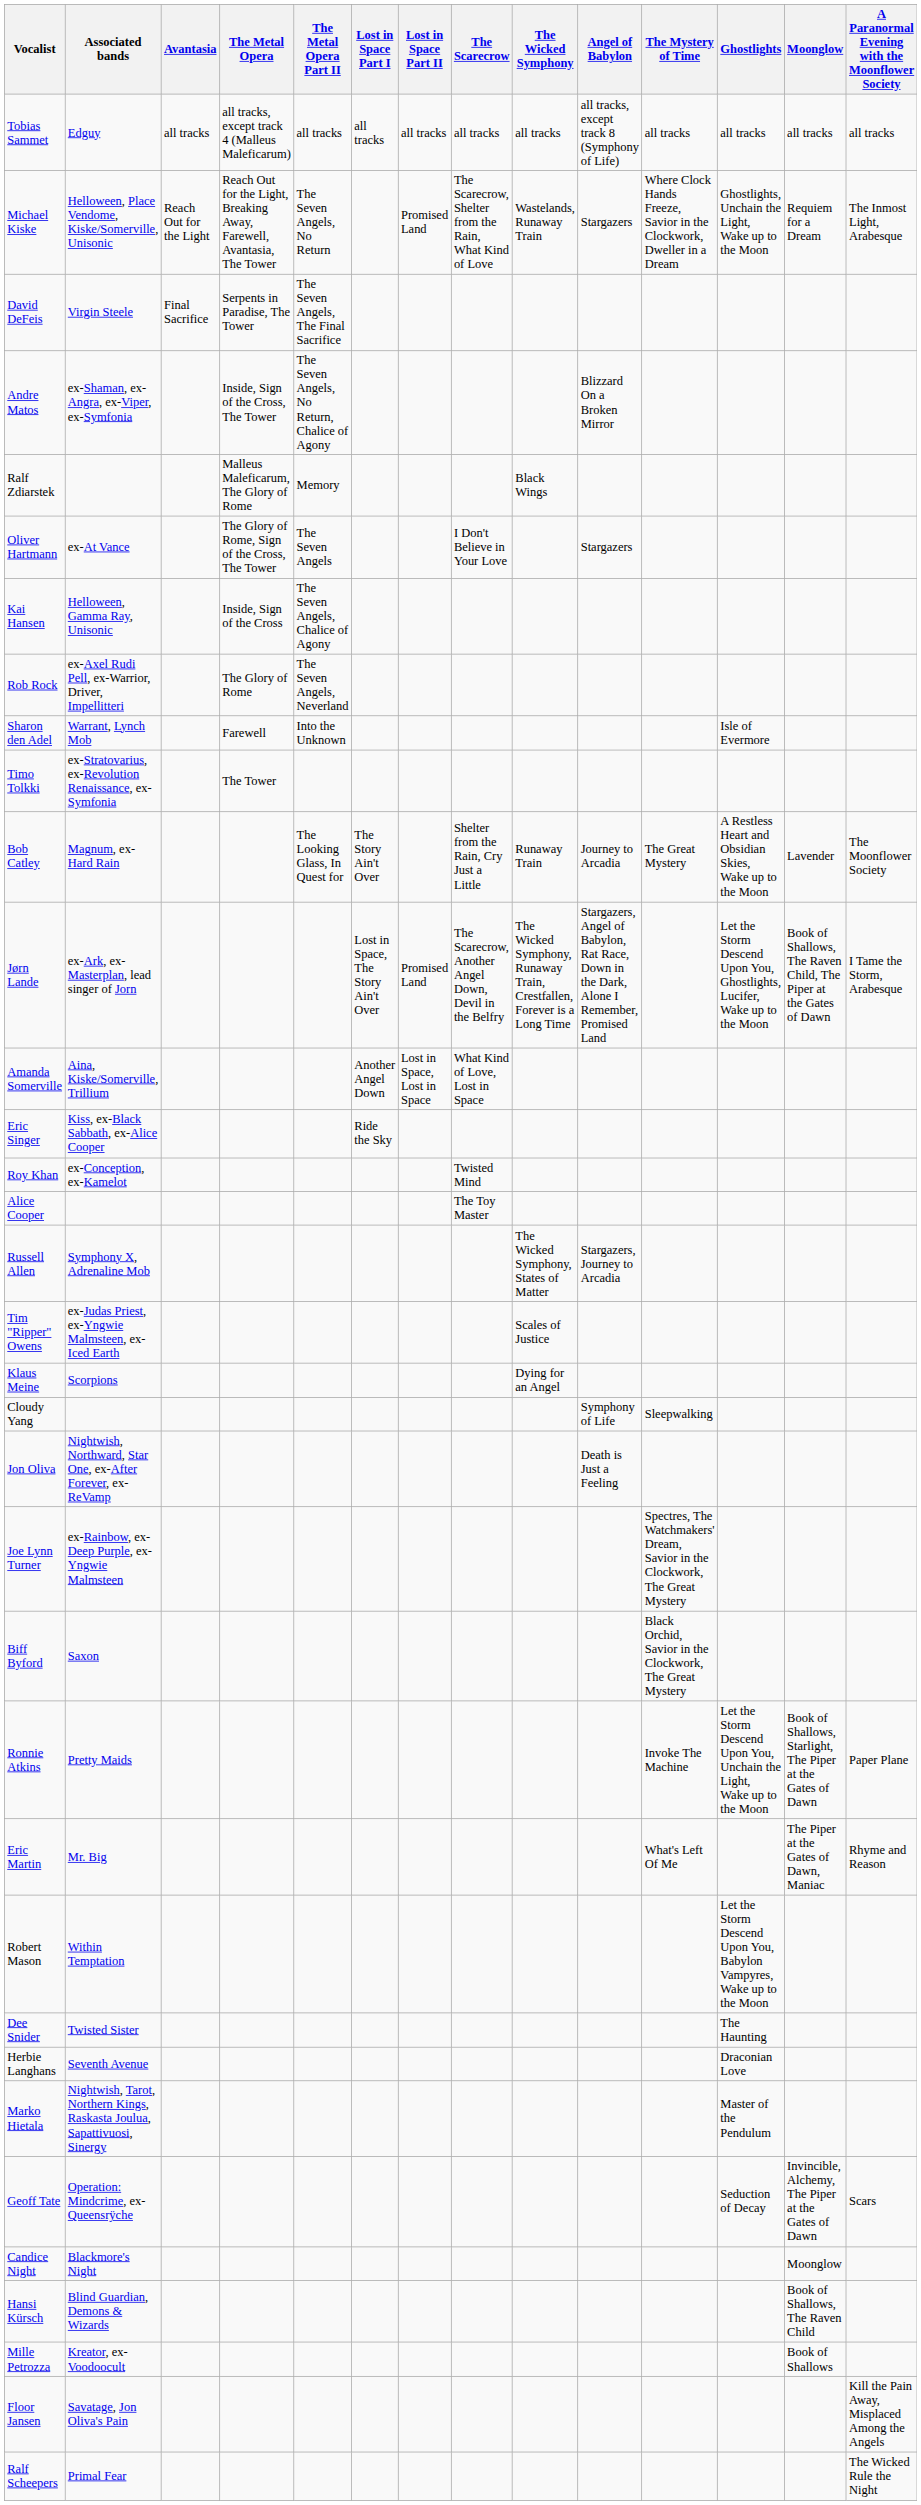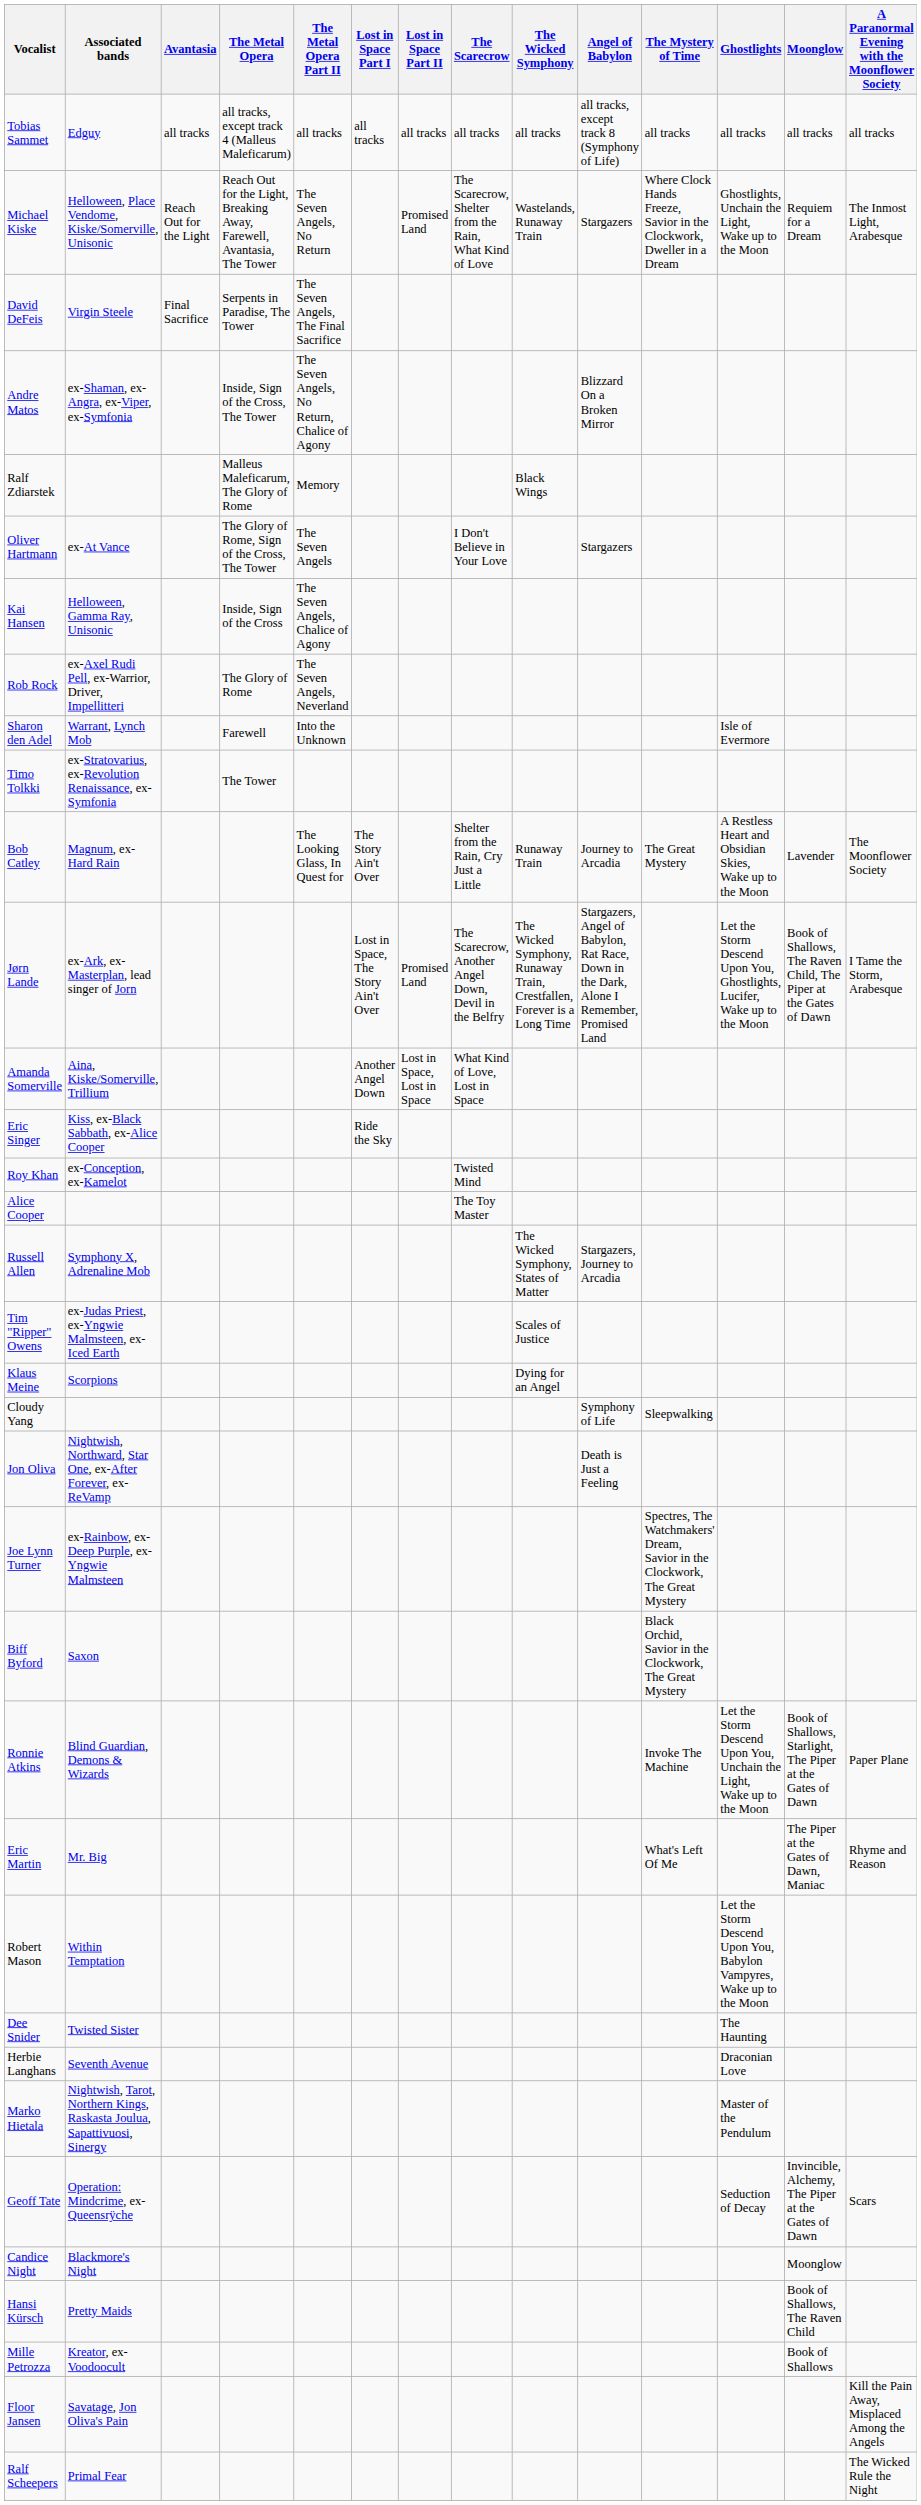(100, 1760) Pretty Maids -> (108, 1760) Blind Guardian, Demons & Wizards
(108, 2311) Blind Guardian, Demons & Wizards -> (100, 2311) Pretty Maids
